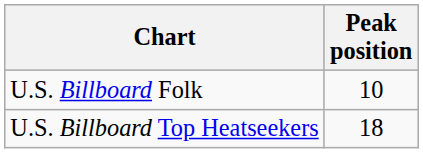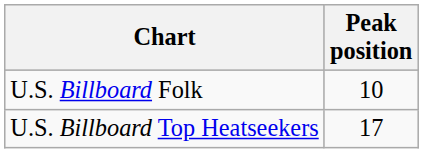(371, 128) 18 -> (371, 128) 17
